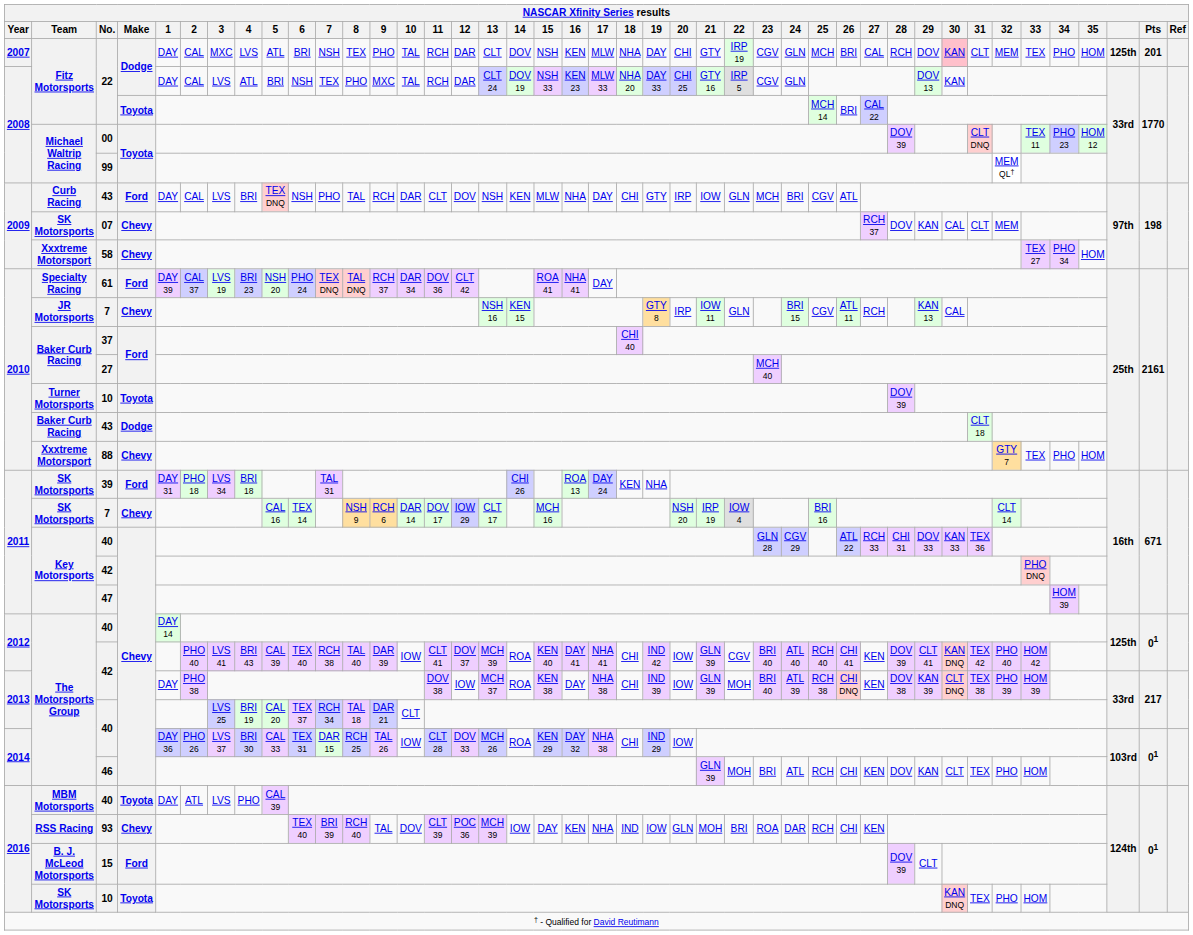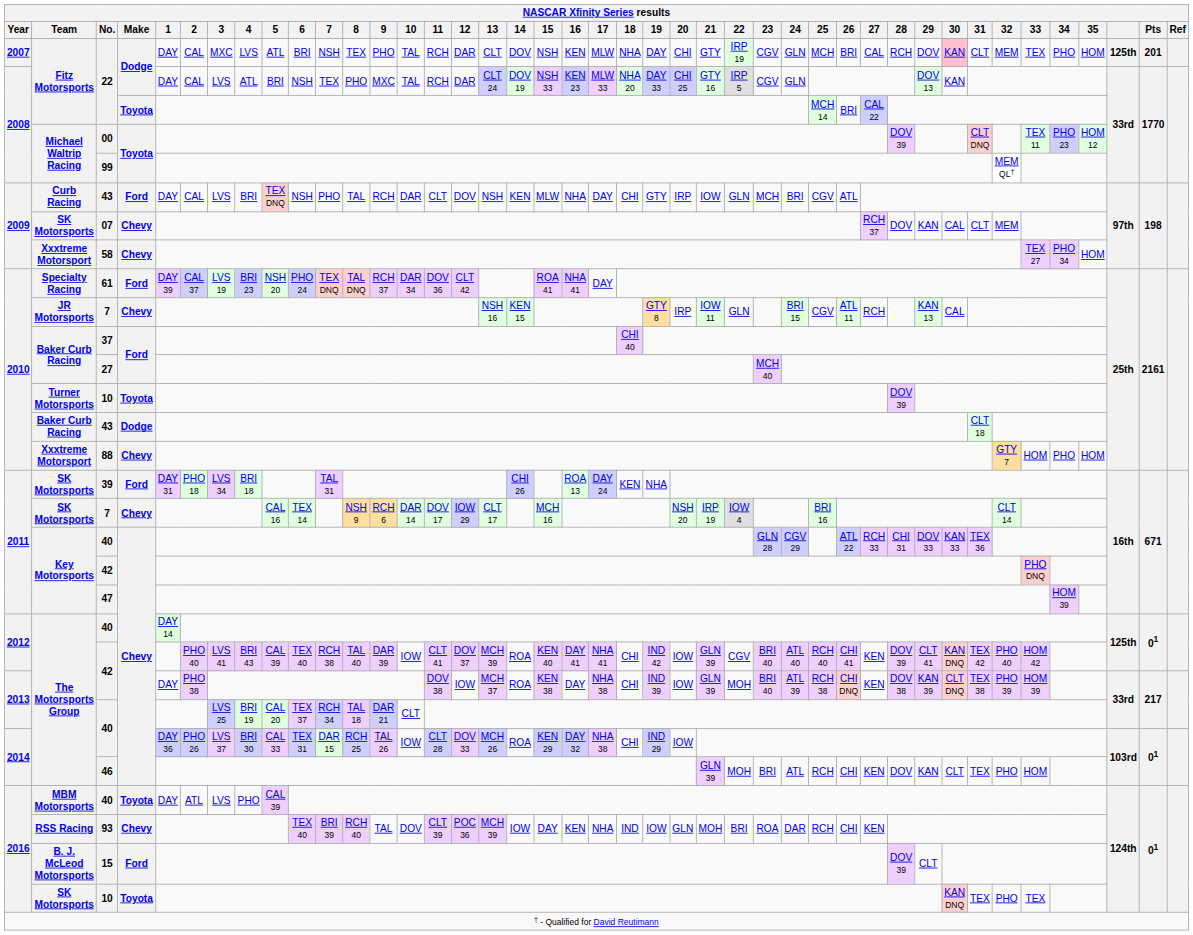(1035, 456) TEX -> (1035, 456) HOM
(1035, 898) HOM -> (1035, 898) TEX
